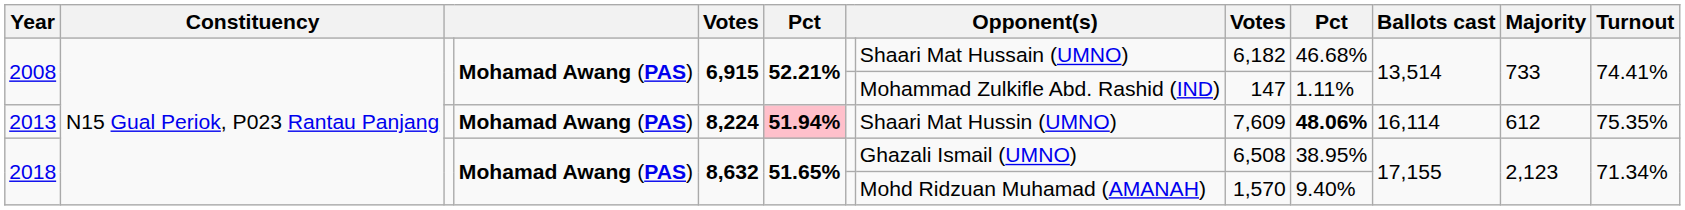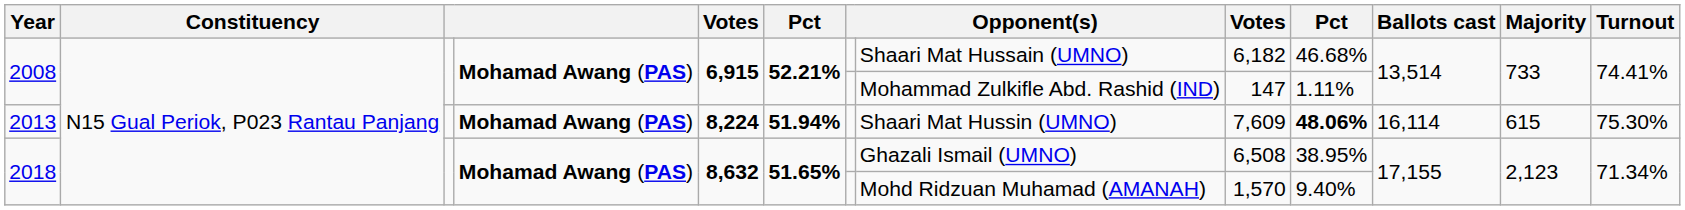(804, 122) pink background -> (804, 122) no background
(1523, 122) 612 -> (1523, 122) 615
(1632, 122) 75.35% -> (1632, 122) 75.30%
